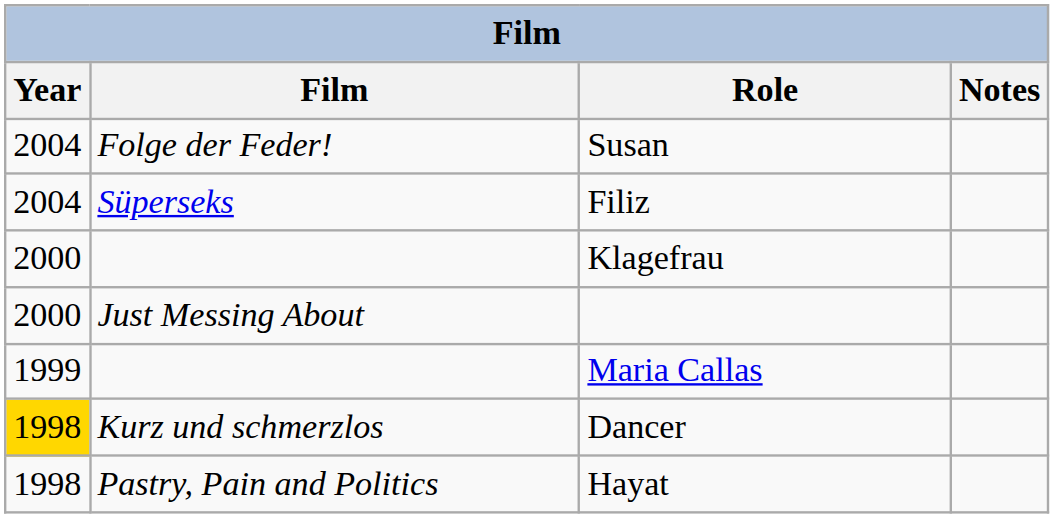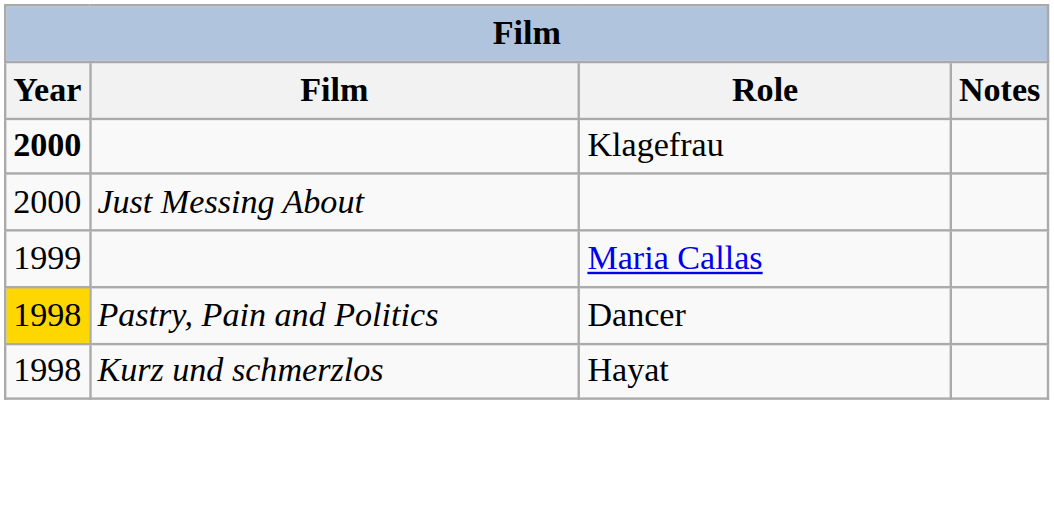- row: (628, 145)
- row: (619, 201)
(47, 258) normal -> (47, 145) bold
(240, 427) Kurz und schmerzlos -> (268, 314) Pastry, Pain and Politics
(268, 483) Pastry, Pain and Politics -> (240, 370) Kurz und schmerzlos
